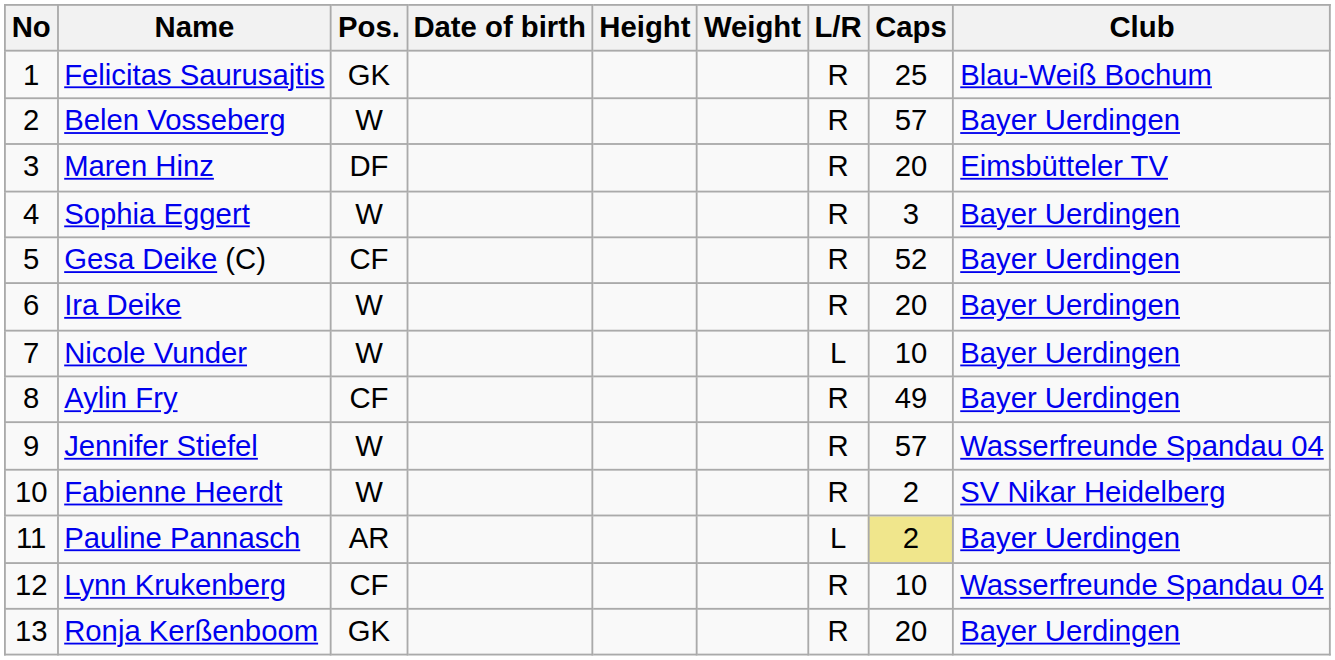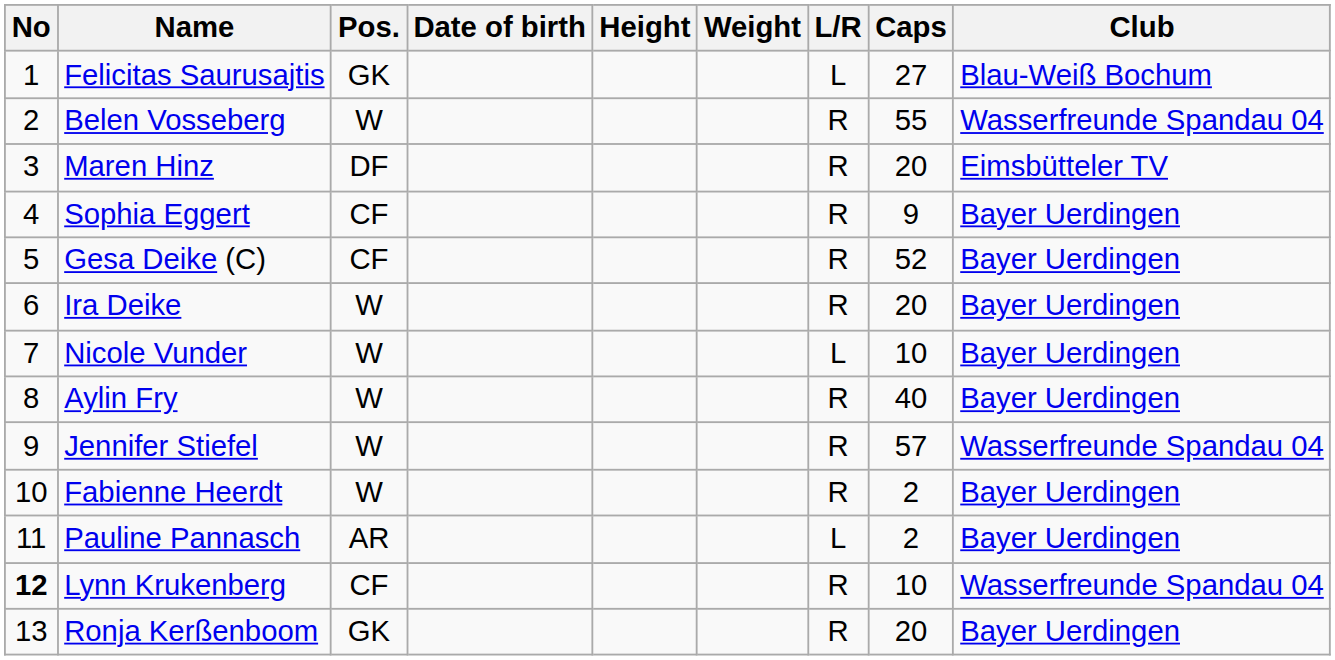(838, 74) R -> (838, 74) L
(911, 74) 25 -> (911, 74) 27
(911, 120) 57 -> (911, 120) 55
(1070, 120) Bayer Uerdingen -> (1142, 120) Wasserfreunde Spandau 04
(369, 213) W -> (369, 213) CF
(911, 213) 3 -> (911, 213) 9
(369, 399) CF -> (369, 399) W
(911, 399) 49 -> (911, 399) 40
(1093, 492) SV Nikar Heidelberg -> (1070, 492) Bayer Uerdingen
(911, 538) khaki background -> (911, 538) no background
(31, 584) normal -> (31, 584) bold
